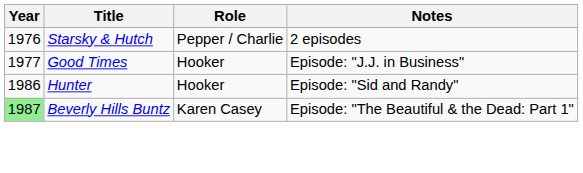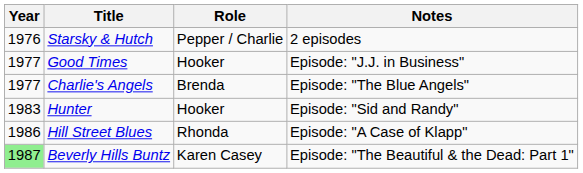+ row: (100, 86)
(24, 86) 1986 -> (24, 109) 1983
+ row: (100, 132)
